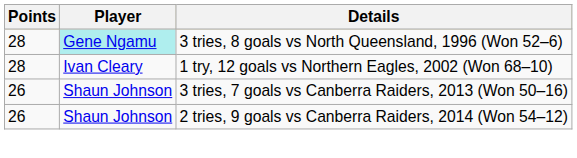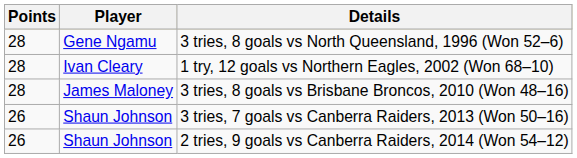(110, 41) paleturquoise background -> (110, 41) no background
+ row: (375, 91)
